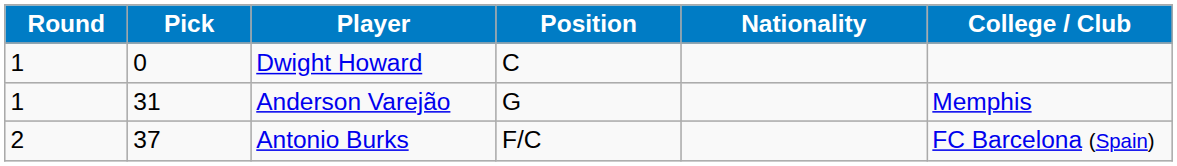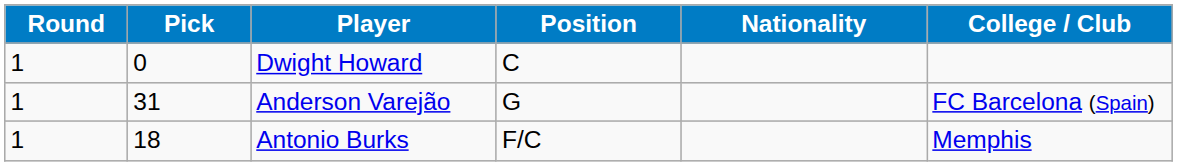(982, 101) Memphis -> (1043, 101) FC Barcelona (Spain)
(17, 140) 2 -> (17, 140) 1
(147, 140) 37 -> (147, 140) 18
(1043, 140) FC Barcelona (Spain) -> (982, 140) Memphis
